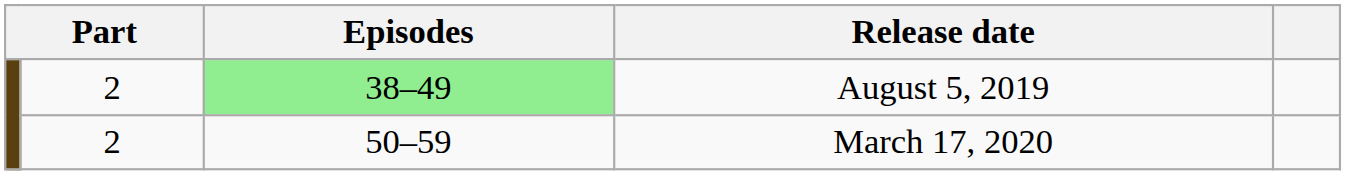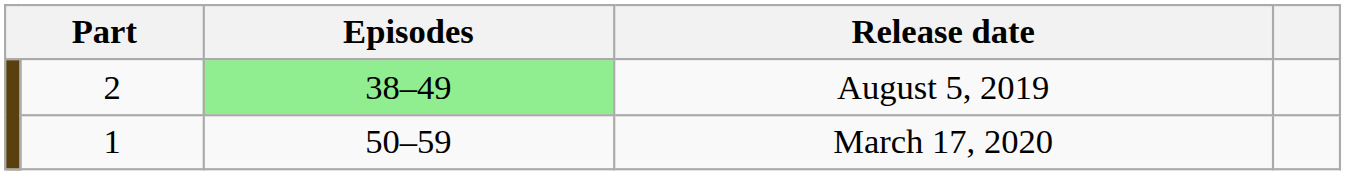(112, 141) 2 -> (112, 141) 1
